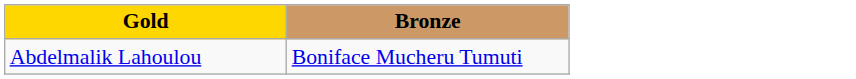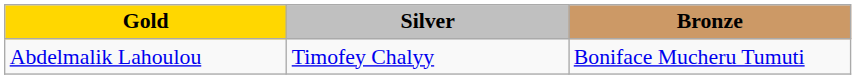+ column: (428, 21)
